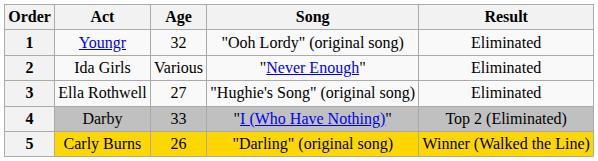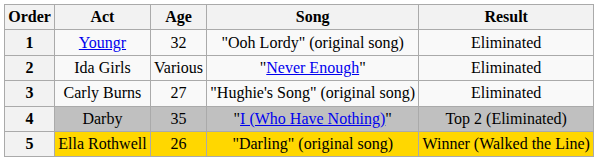(102, 93) Ella Rothwell -> (102, 93) Carly Burns
(178, 118) 33 -> (178, 118) 35
(102, 144) Carly Burns -> (102, 144) Ella Rothwell
